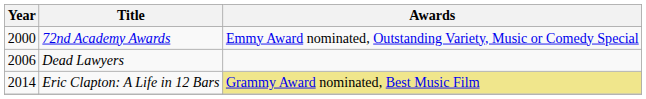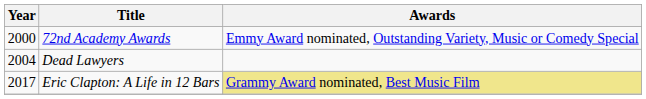(22, 60) 2006 -> (22, 60) 2004
(22, 82) 2014 -> (22, 82) 2017
